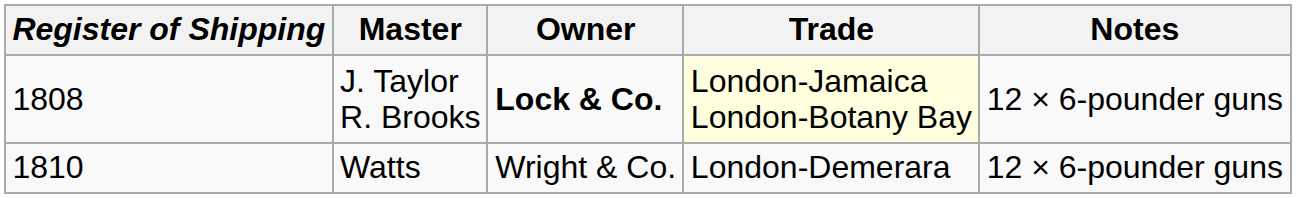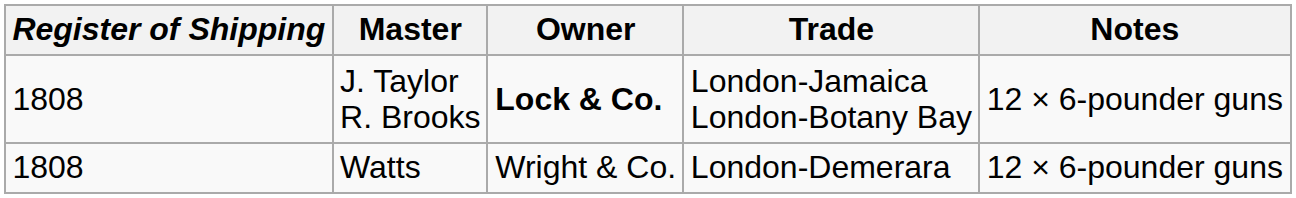(831, 98) lightyellow background -> (831, 98) no background
(48, 167) 1810 -> (48, 167) 1808
